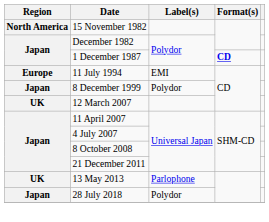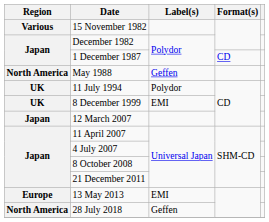(37, 27) North America -> (37, 27) Various
(224, 57) bold -> (224, 57) normal
+ row: (92, 73)
(37, 73) Europe -> (37, 88) UK
(160, 73) EMI -> (166, 88) Polydor
(37, 88) Japan -> (37, 103) UK
(166, 88) Polydor -> (160, 103) EMI
(37, 103) UK -> (37, 118) Japan
(37, 179) UK -> (37, 194) Europe
(173, 179) Parlophone -> (160, 194) EMI
(37, 194) Japan -> (37, 210) North America
(166, 194) Polydor -> (164, 210) Geffen
